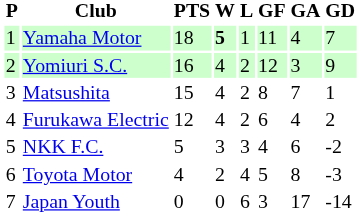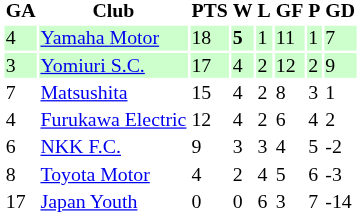columns swapped: (12, 10) <-> (305, 10)
(184, 65) 16 -> (201, 65) 17
(179, 147) 5 -> (196, 147) 9
